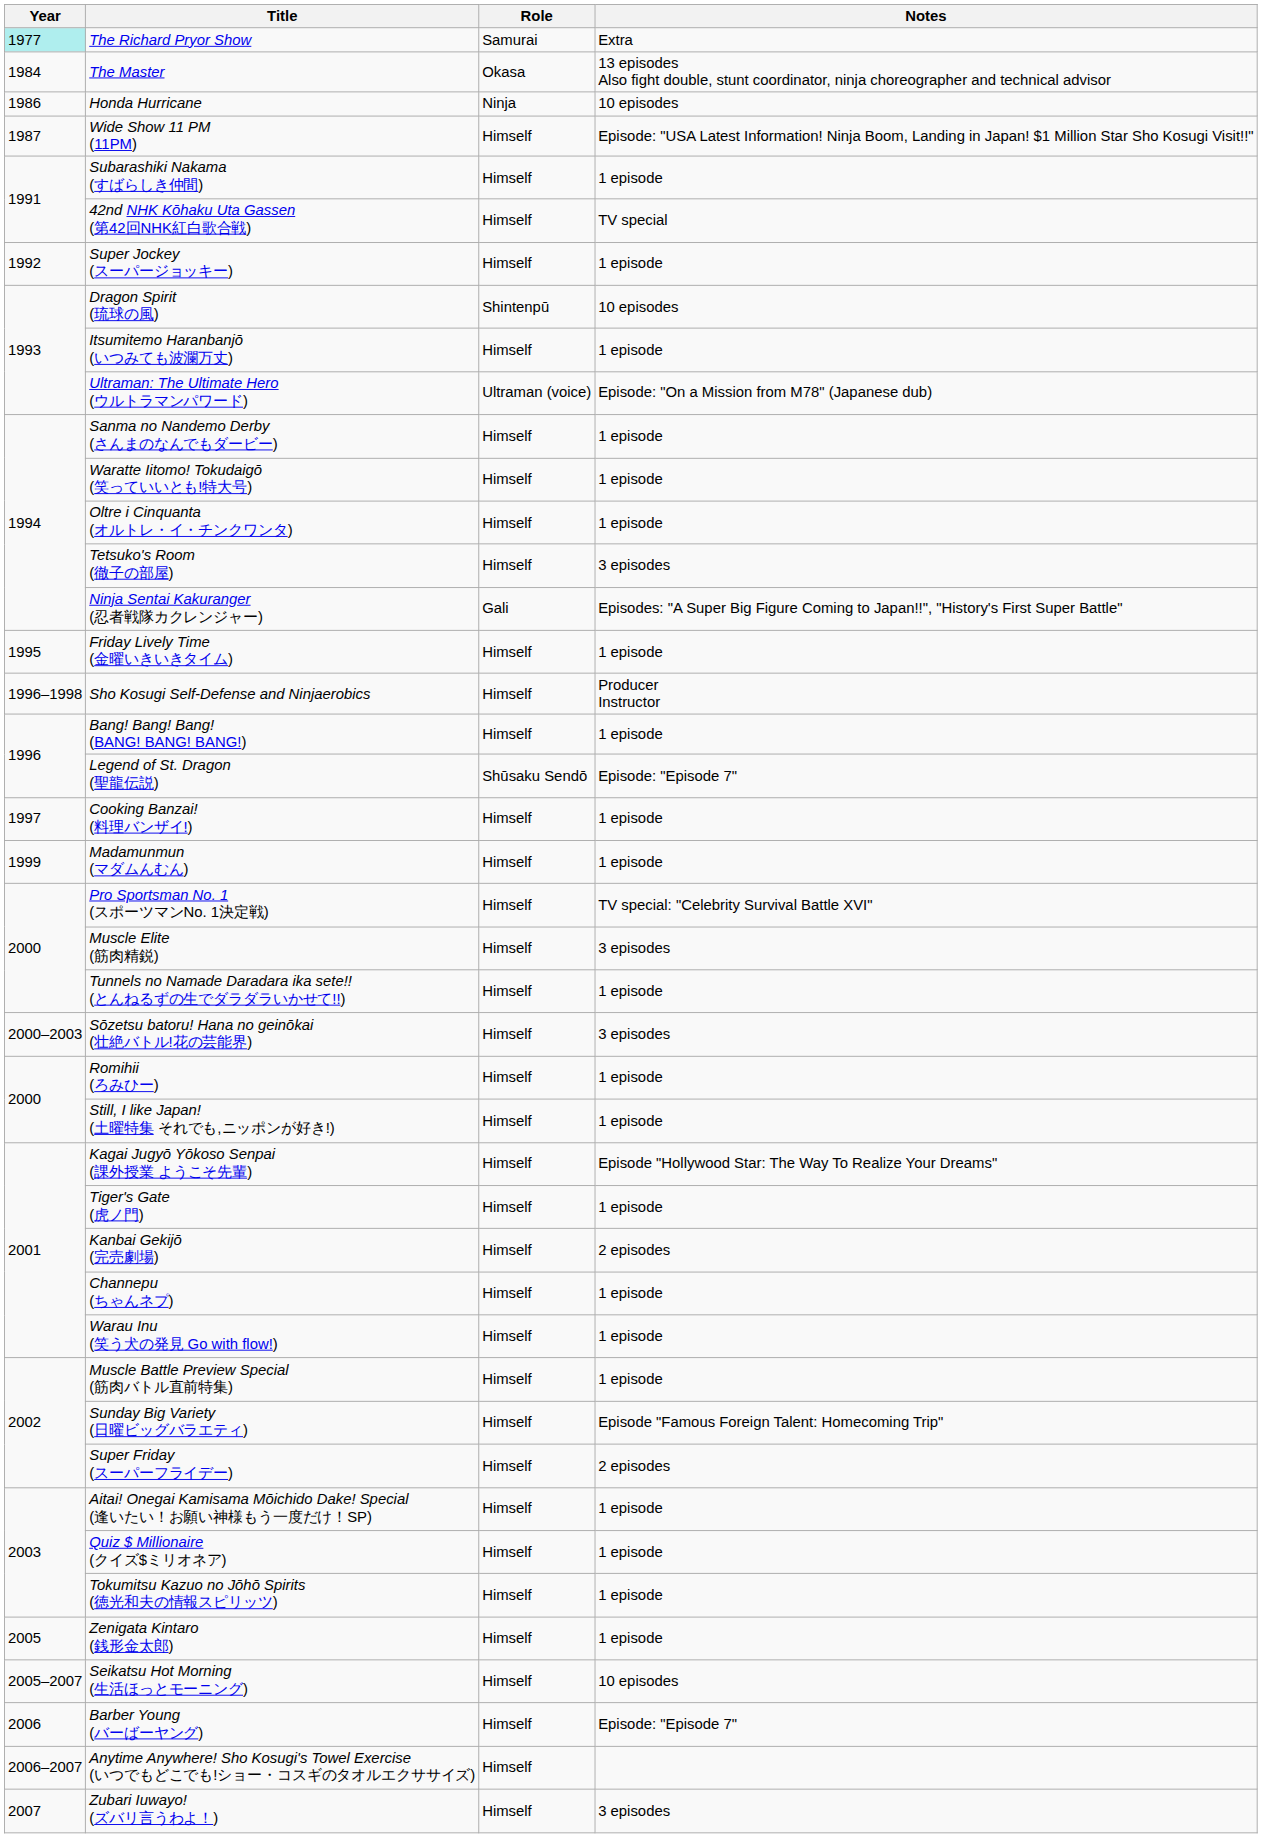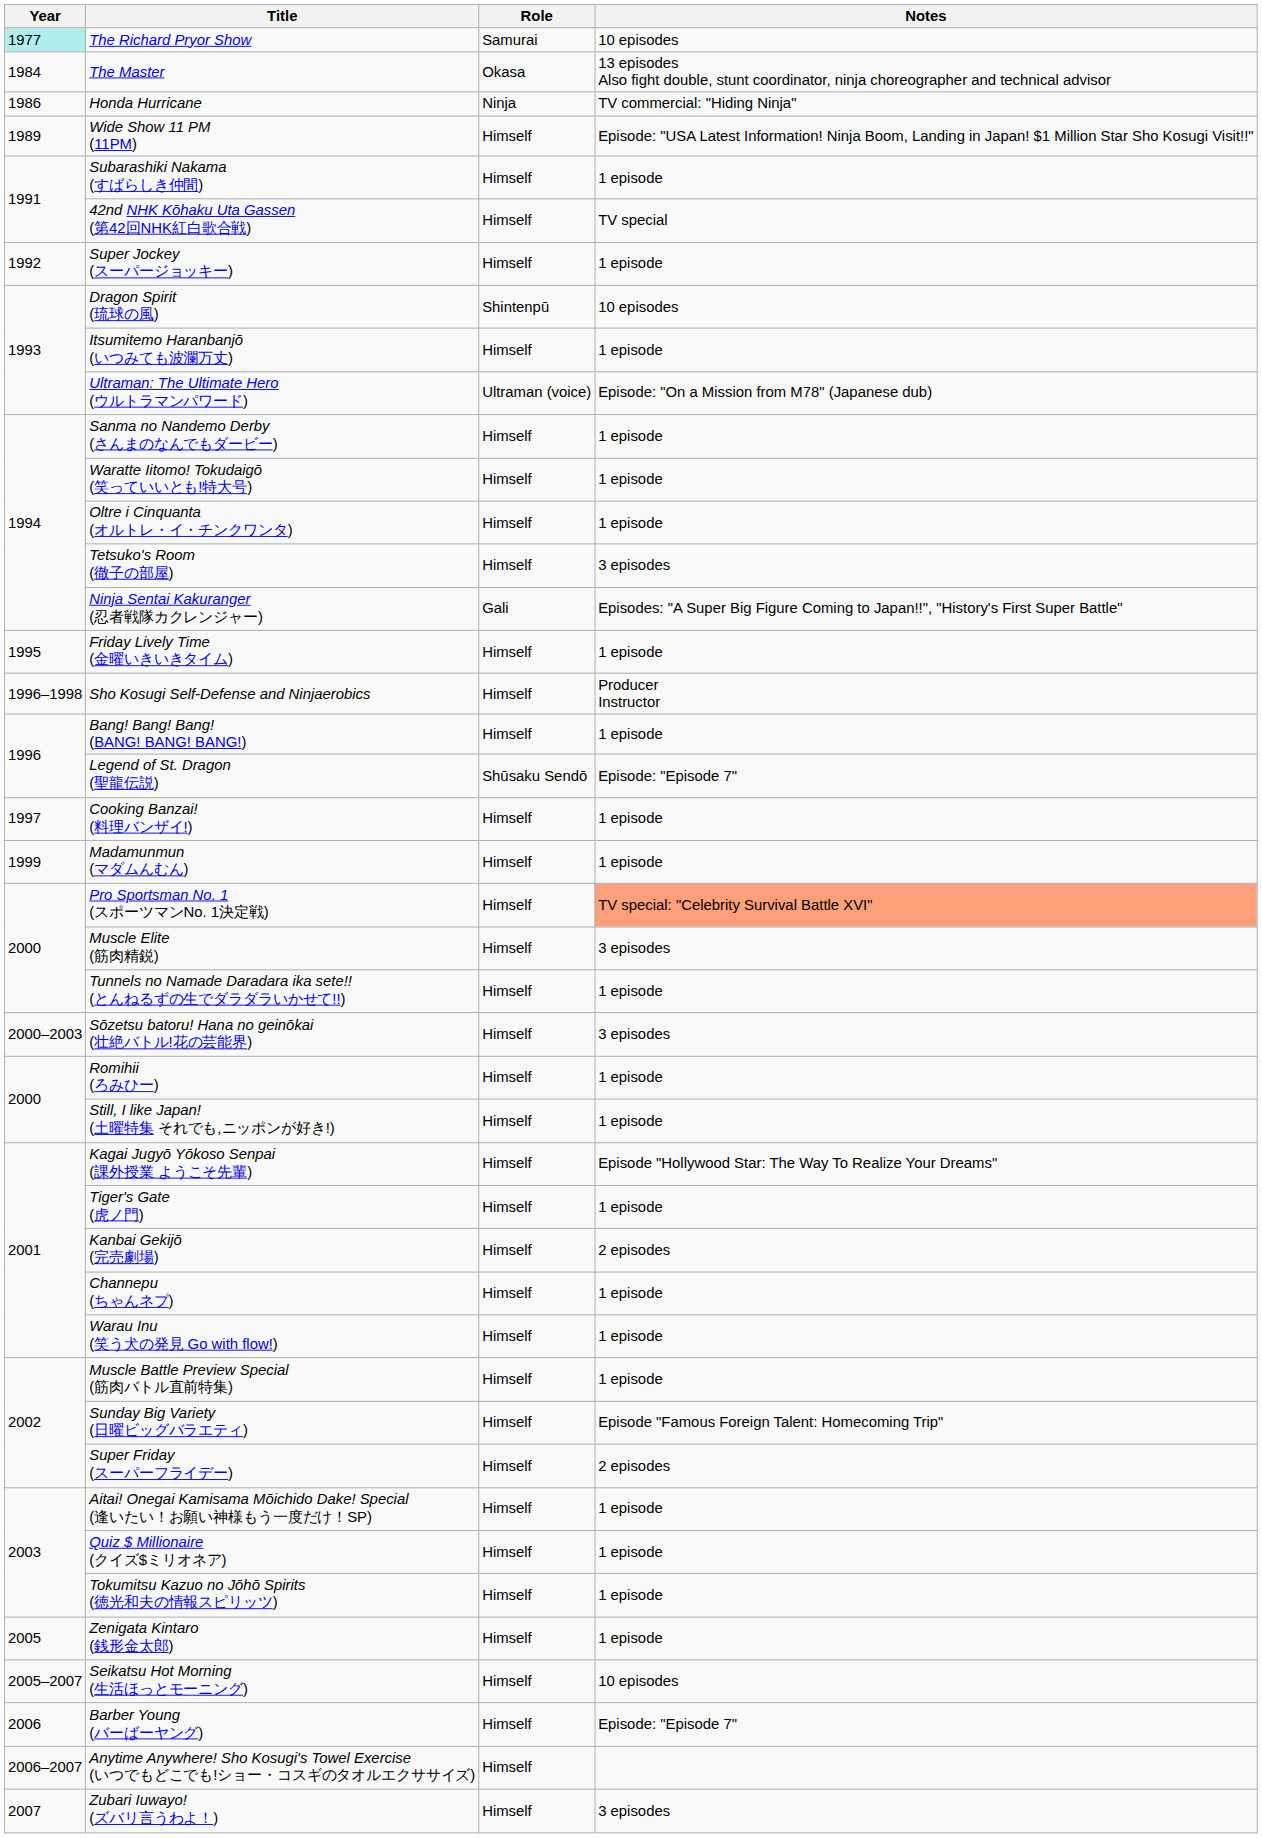(616, 39) Extra -> (638, 39) 10 episodes
(638, 103) 10 episodes -> (697, 103) TV commercial: "Hiding Ninja"
(24, 135) 1987 -> (24, 135) 1989
(735, 905) no background -> (735, 905) lightsalmon background
